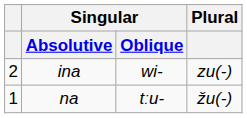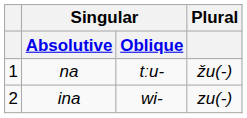rows swapped: (69, 98) <-> (69, 71)
